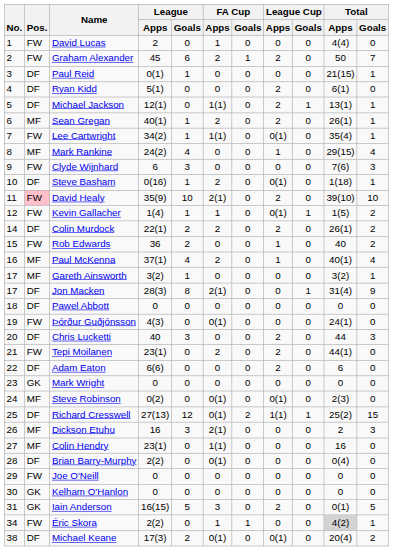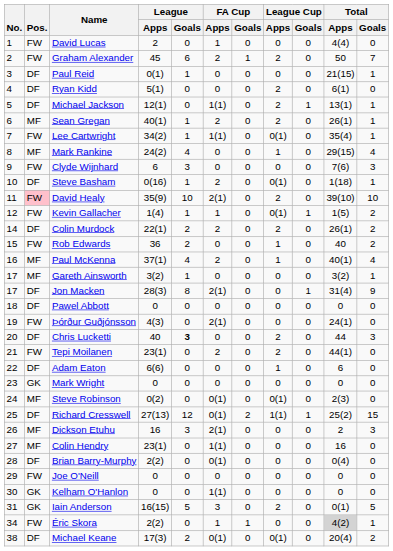(218, 321) 0(1) -> (218, 321) 2(1)
(187, 337) normal -> (187, 337) bold
(278, 368) 2 -> (278, 368) 1
(218, 492) 0 -> (218, 492) 1(1)
